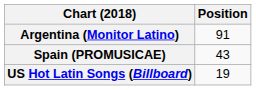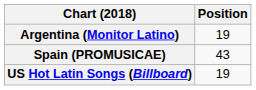(223, 34) 91 -> (223, 34) 19
